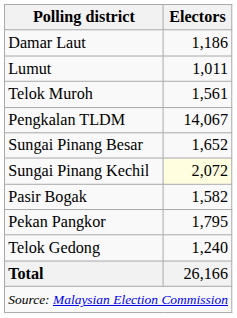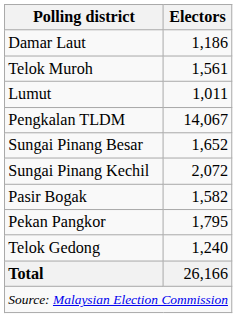rows swapped: (30, 68) <-> (51, 94)
(210, 171) lightyellow background -> (210, 171) no background
